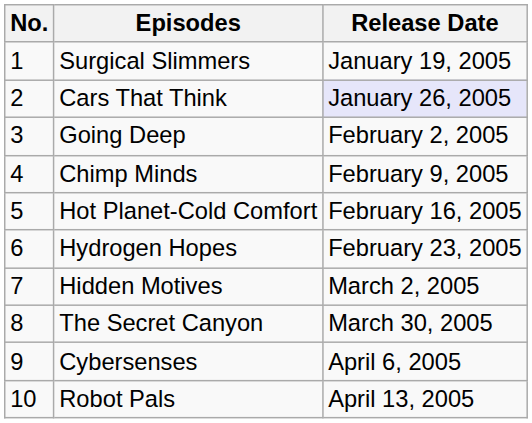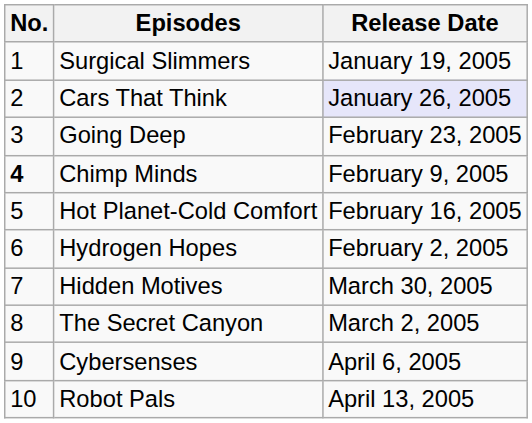(418, 135) February 2, 2005 -> (425, 135) February 23, 2005
(17, 173) normal -> (17, 173) bold
(425, 248) February 23, 2005 -> (418, 248) February 2, 2005
(404, 286) March 2, 2005 -> (410, 286) March 30, 2005
(410, 323) March 30, 2005 -> (404, 323) March 2, 2005
